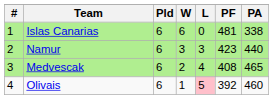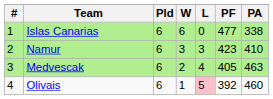(227, 31) 481 -> (227, 31) 477
(254, 49) 440 -> (254, 49) 410
(227, 67) 408 -> (227, 67) 405
(254, 67) 465 -> (254, 67) 463
